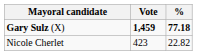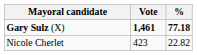(144, 27) 1,459 -> (144, 27) 1,461
